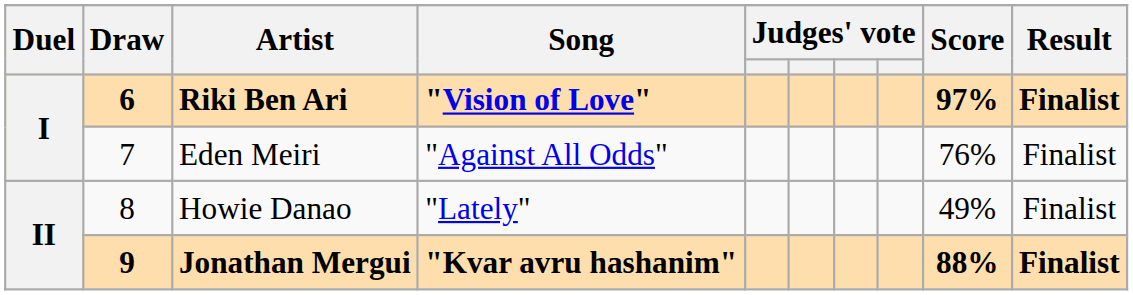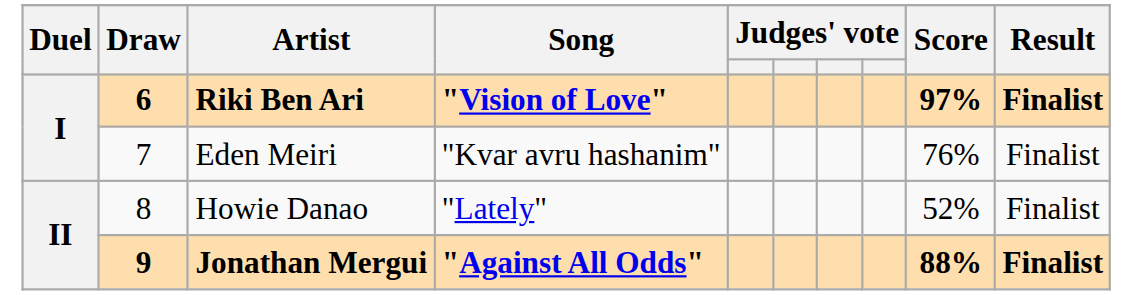(546, 154) "Against All Odds" -> (581, 154) "Kvar avru hashanim"
(967, 208) 49% -> (951, 208) 52%
(581, 262) "Kvar avru hashanim" -> (573, 262) "Against All Odds"
